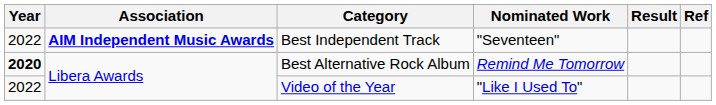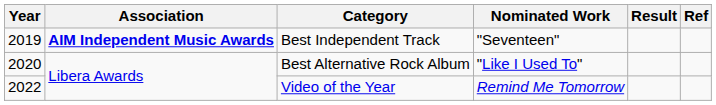(25, 40) 2022 -> (25, 40) 2019
(25, 64) bold -> (25, 64) normal
(550, 64) Remind Me Tomorrow -> (530, 64) "Like I Used To"
(530, 87) "Like I Used To" -> (550, 87) Remind Me Tomorrow
